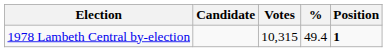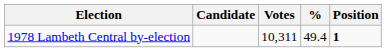(280, 36) 10,315 -> (279, 36) 10,311
